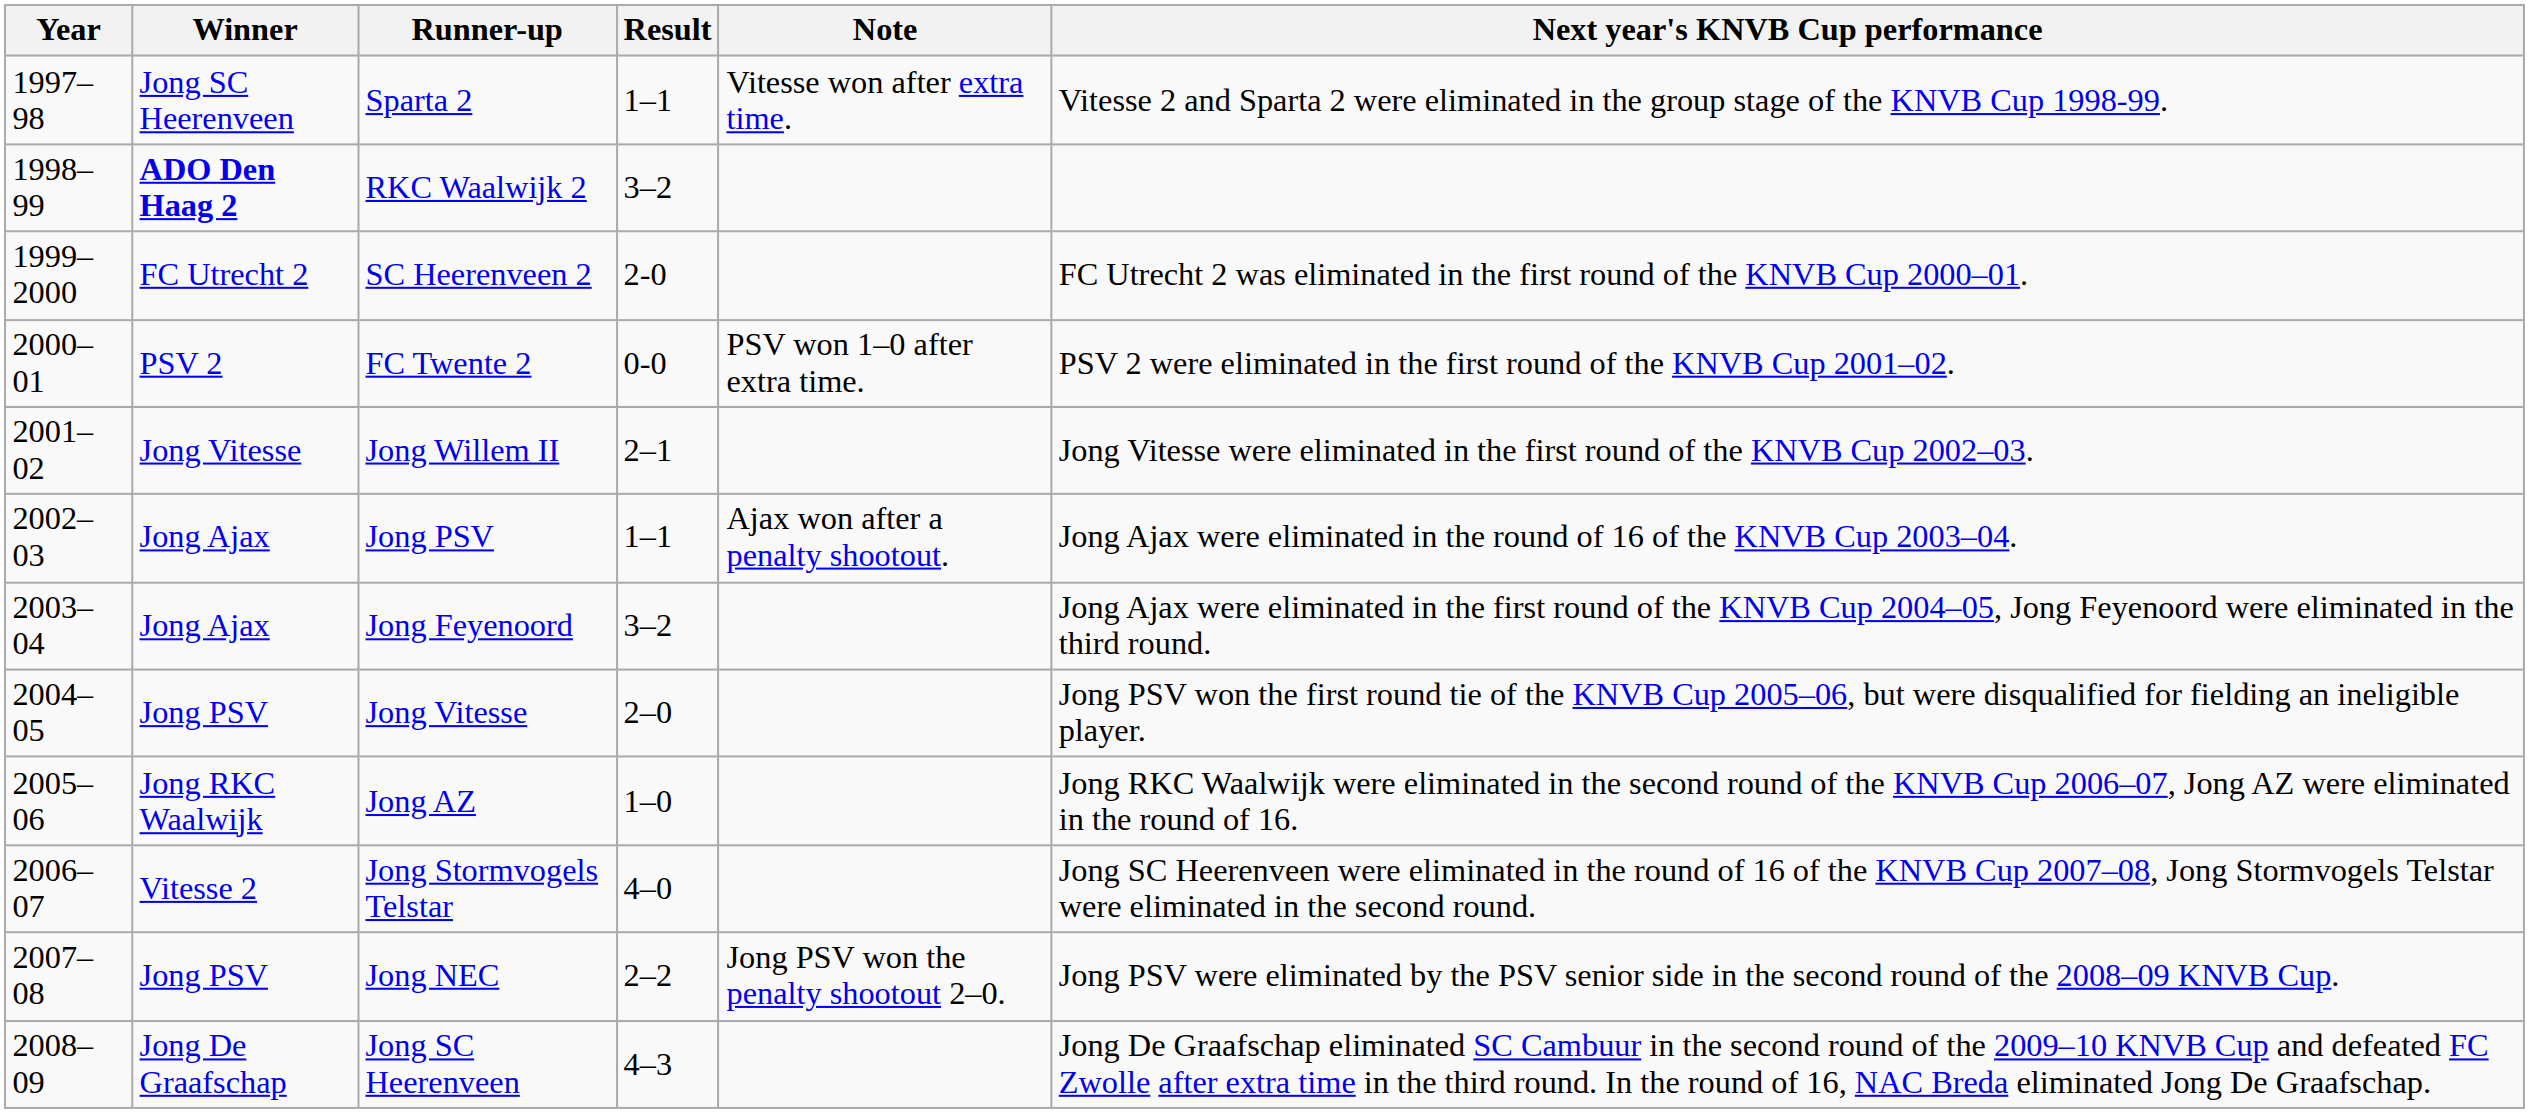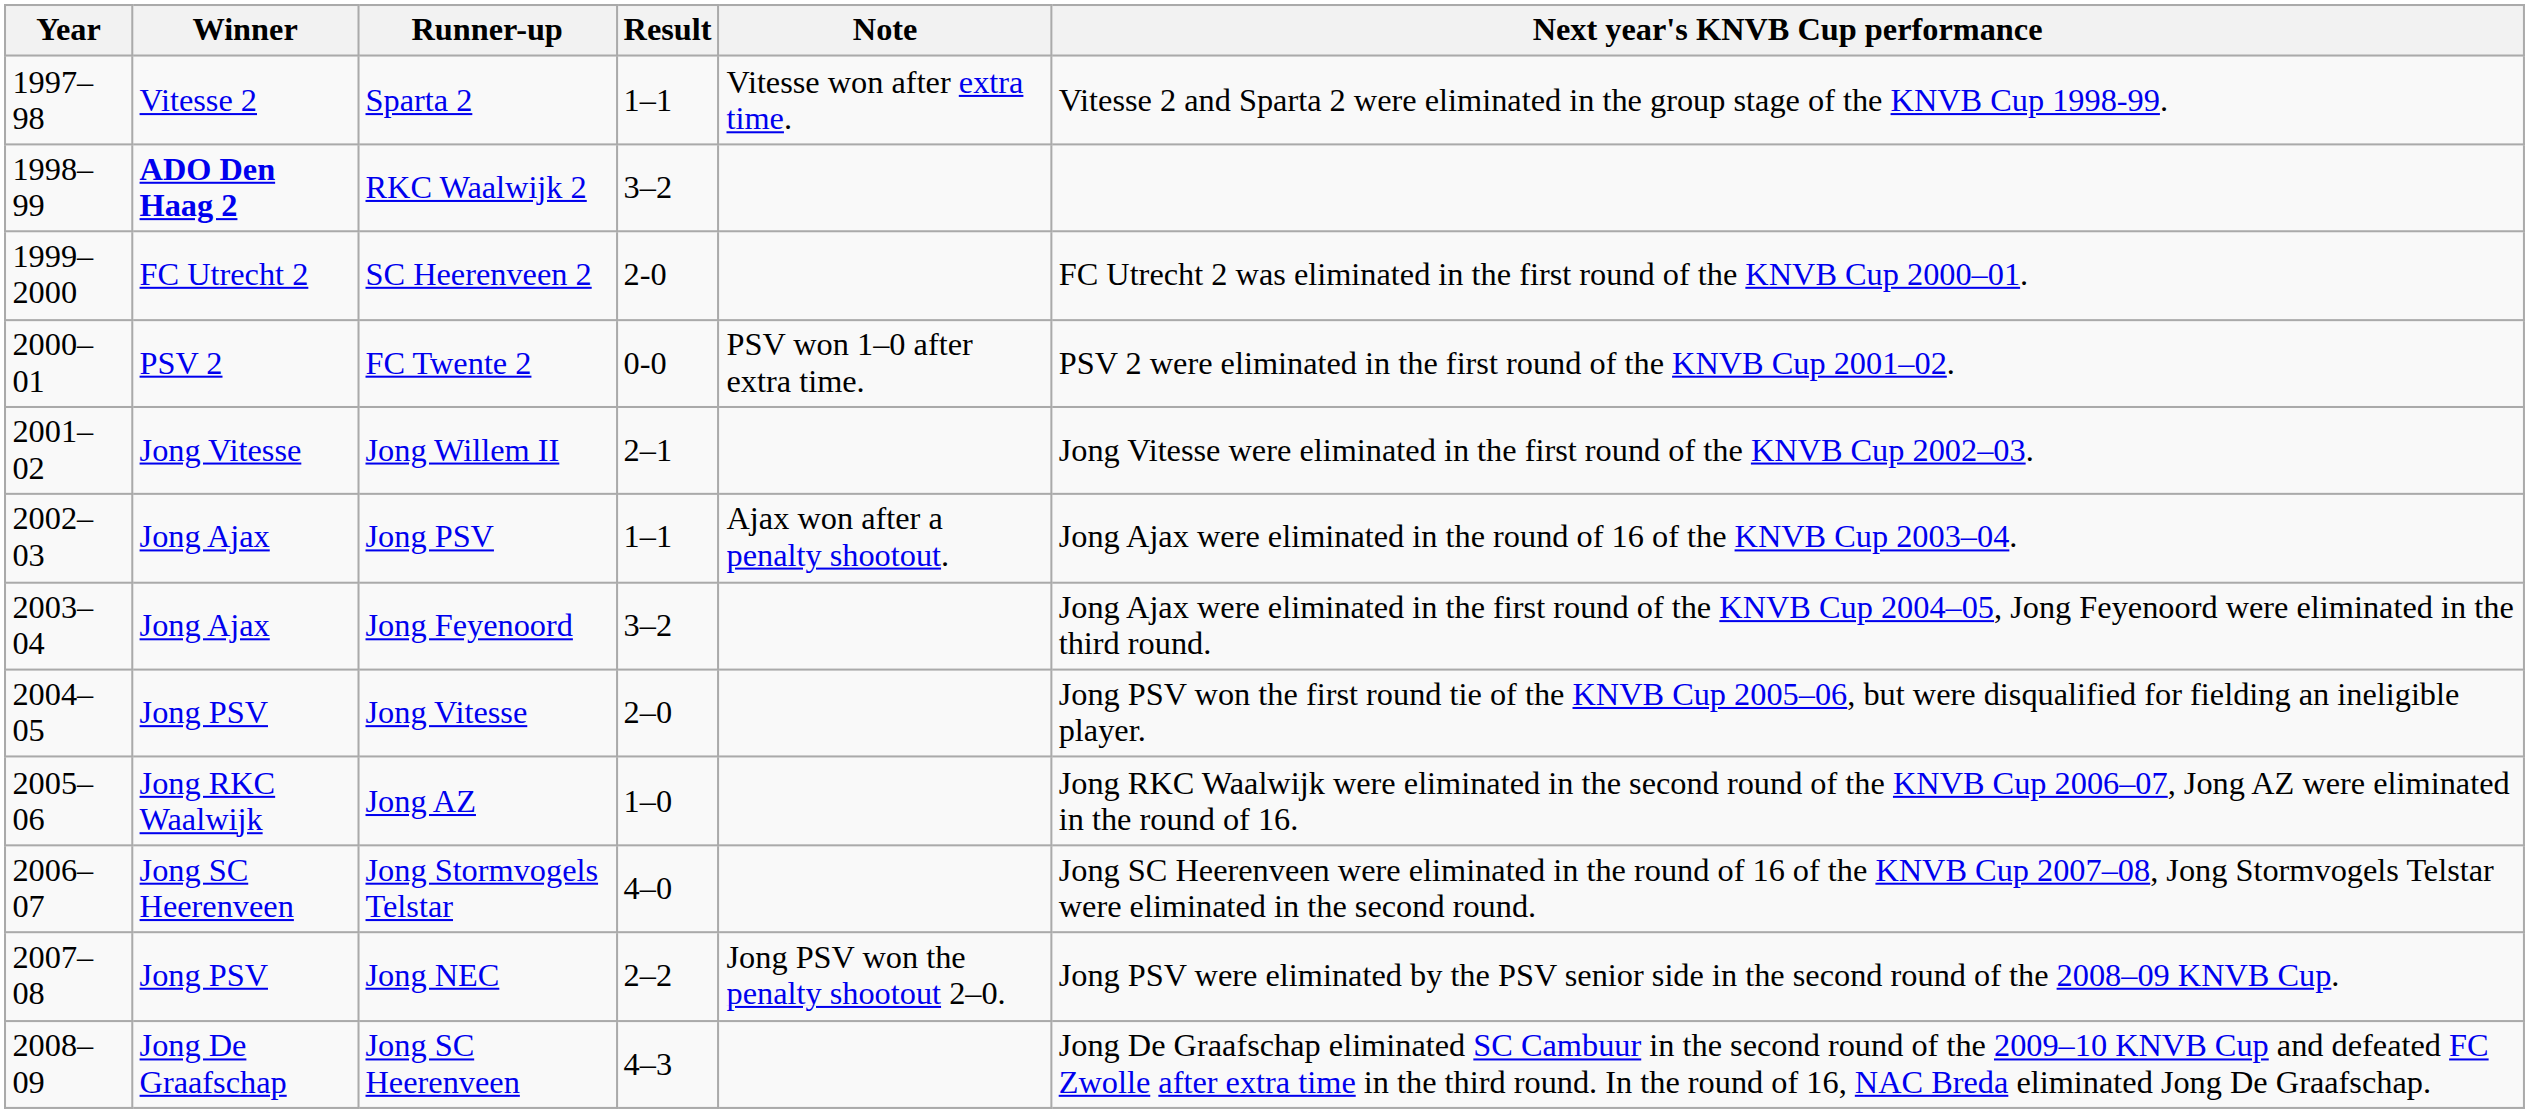(217, 99) Jong SC Heerenveen -> (198, 99) Vitesse 2
(198, 888) Vitesse 2 -> (217, 888) Jong SC Heerenveen
